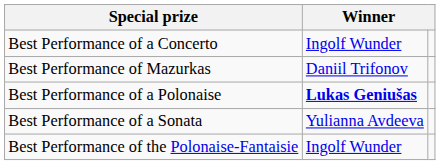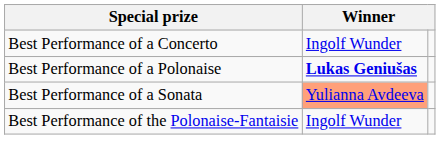- row: (110, 69)
(365, 120) no background -> (365, 95) lightsalmon background
